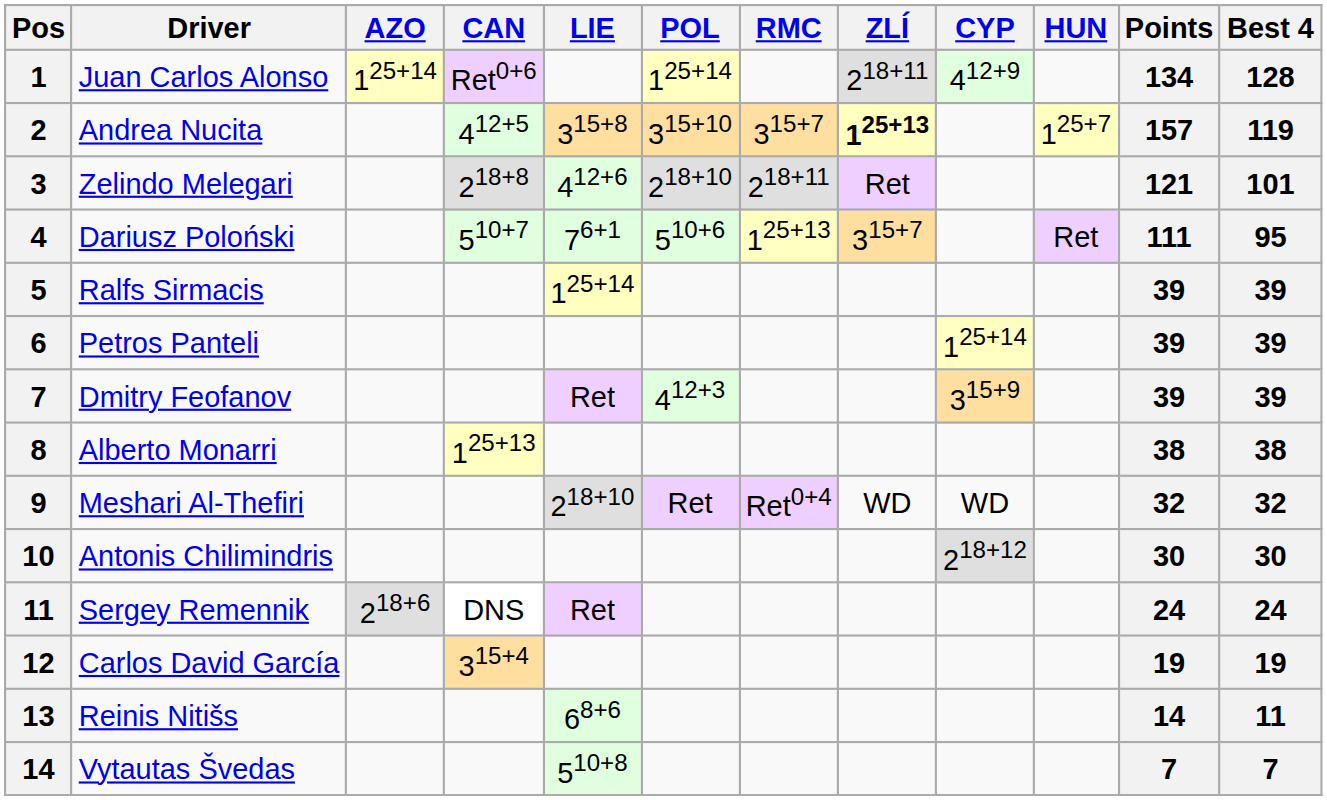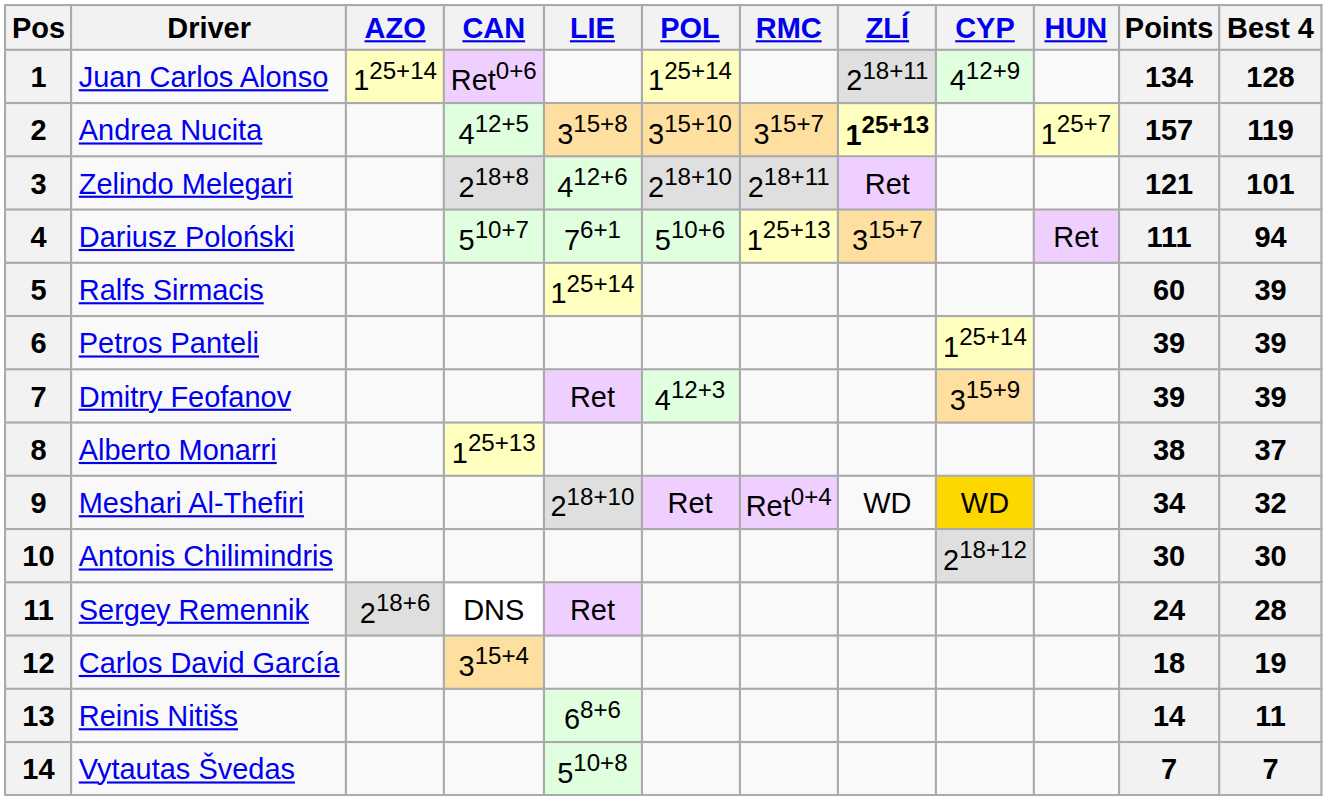(1271, 236) 95 -> (1271, 236) 94
(1169, 290) 39 -> (1169, 290) 60
(1271, 449) 38 -> (1271, 449) 37
(985, 502) no background -> (985, 502) gold background
(1169, 502) 32 -> (1169, 502) 34
(1271, 609) 24 -> (1271, 609) 28
(1169, 662) 19 -> (1169, 662) 18
